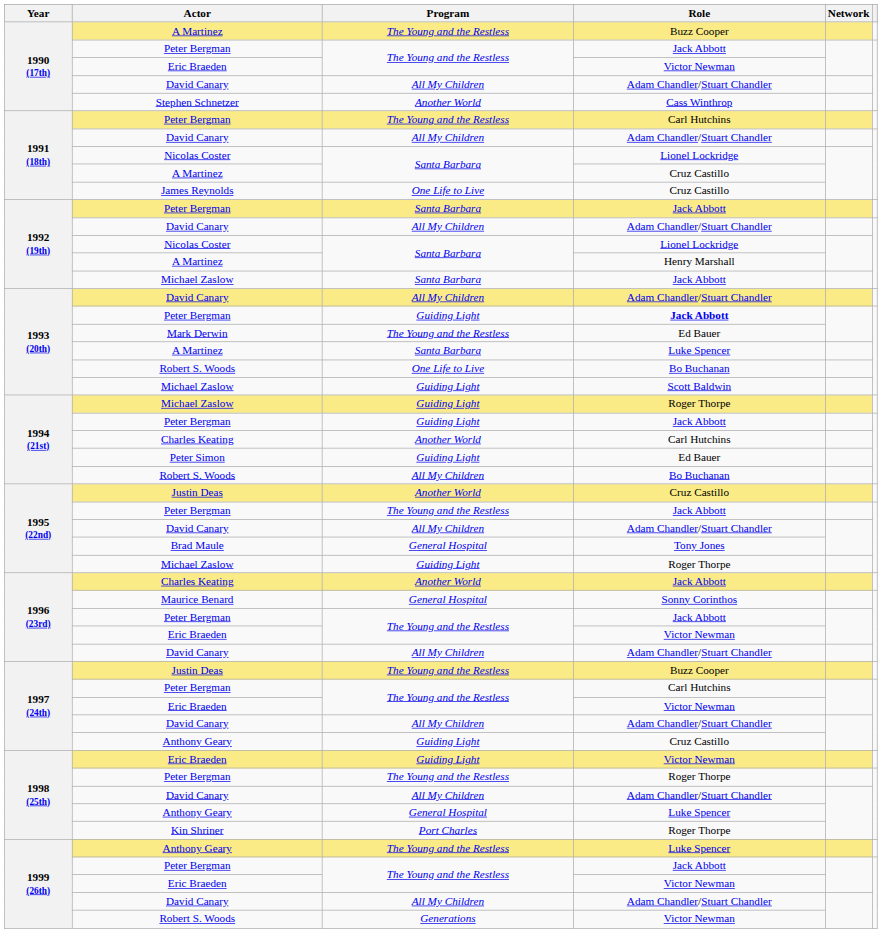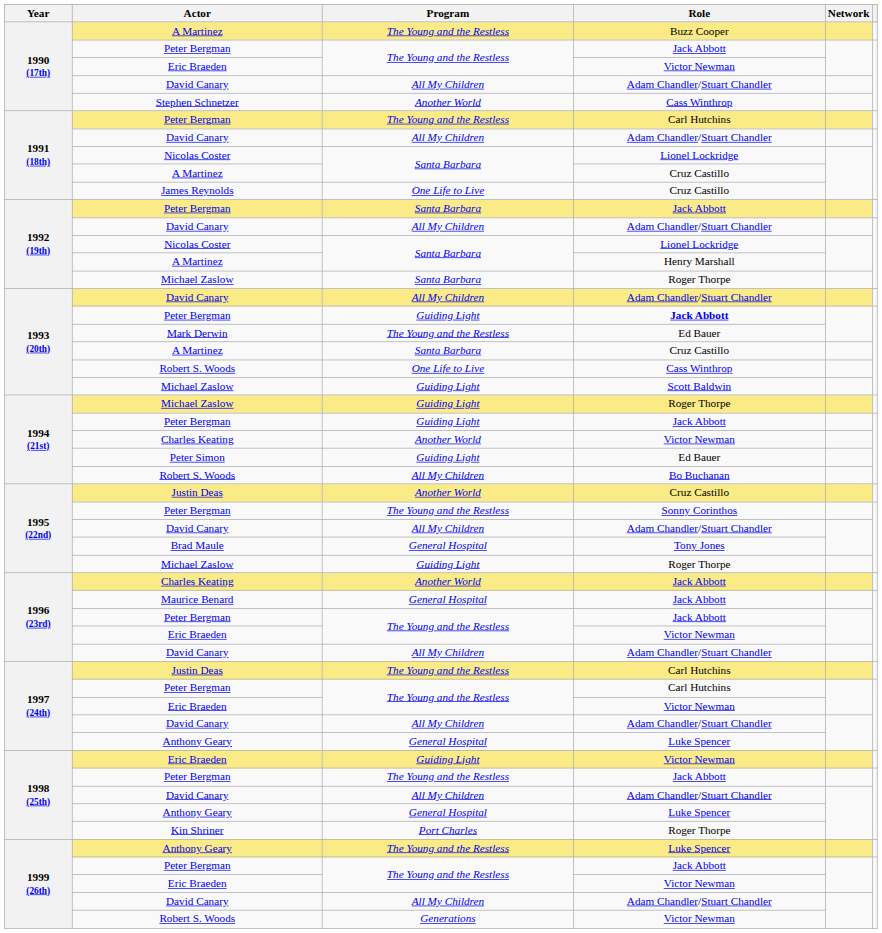(699, 279) Jack Abbott -> (699, 279) Roger Thorpe
(699, 350) Luke Spencer -> (699, 350) Cruz Castillo
(699, 368) Bo Buchanan -> (699, 368) Cass Winthrop
(699, 439) Carl Hutchins -> (699, 439) Victor Newman
(699, 510) Jack Abbott -> (699, 510) Sonny Corinthos
(699, 599) Sonny Corinthos -> (699, 599) Jack Abbott
(699, 670) Buzz Cooper -> (699, 670) Carl Hutchins
(448, 741) Guiding Light -> (448, 741) General Hospital
(699, 741) Cruz Castillo -> (699, 741) Luke Spencer
(699, 777) Roger Thorpe -> (699, 777) Jack Abbott
